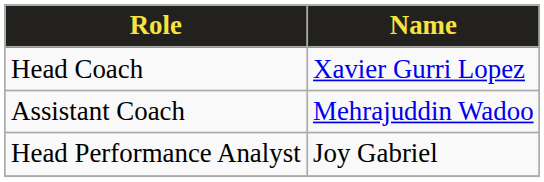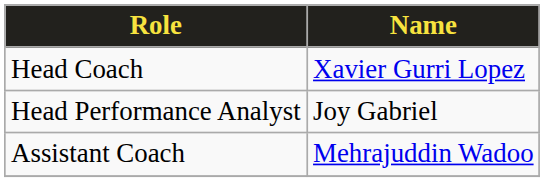rows swapped: (98, 111) <-> (156, 153)
